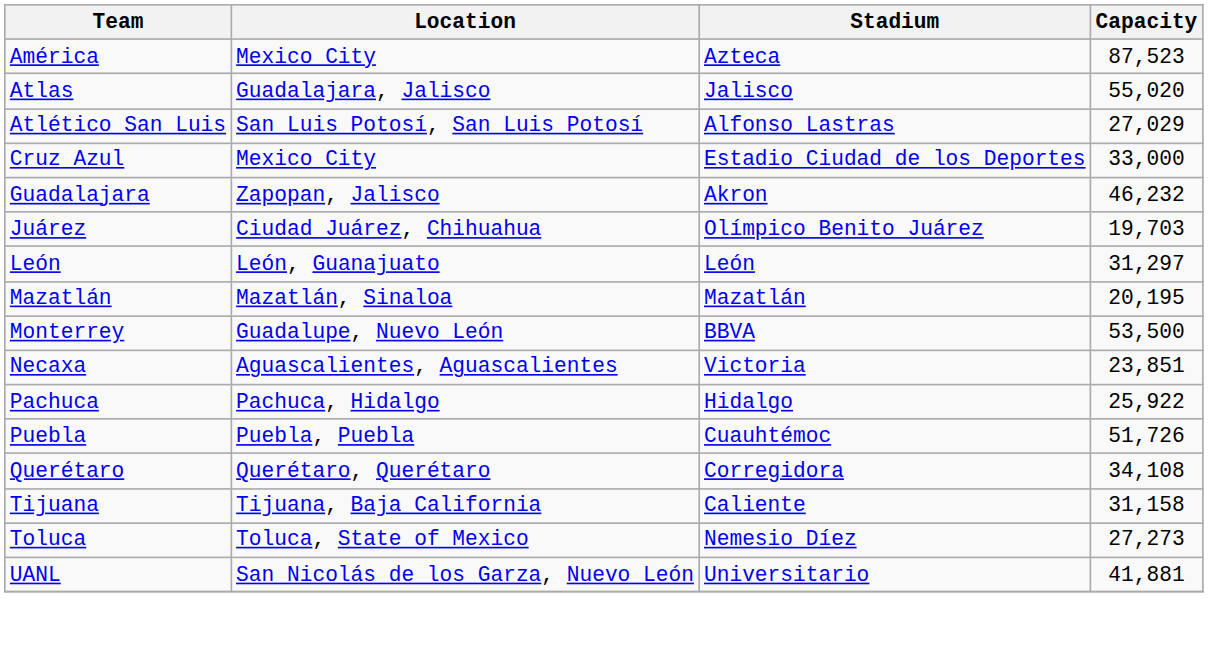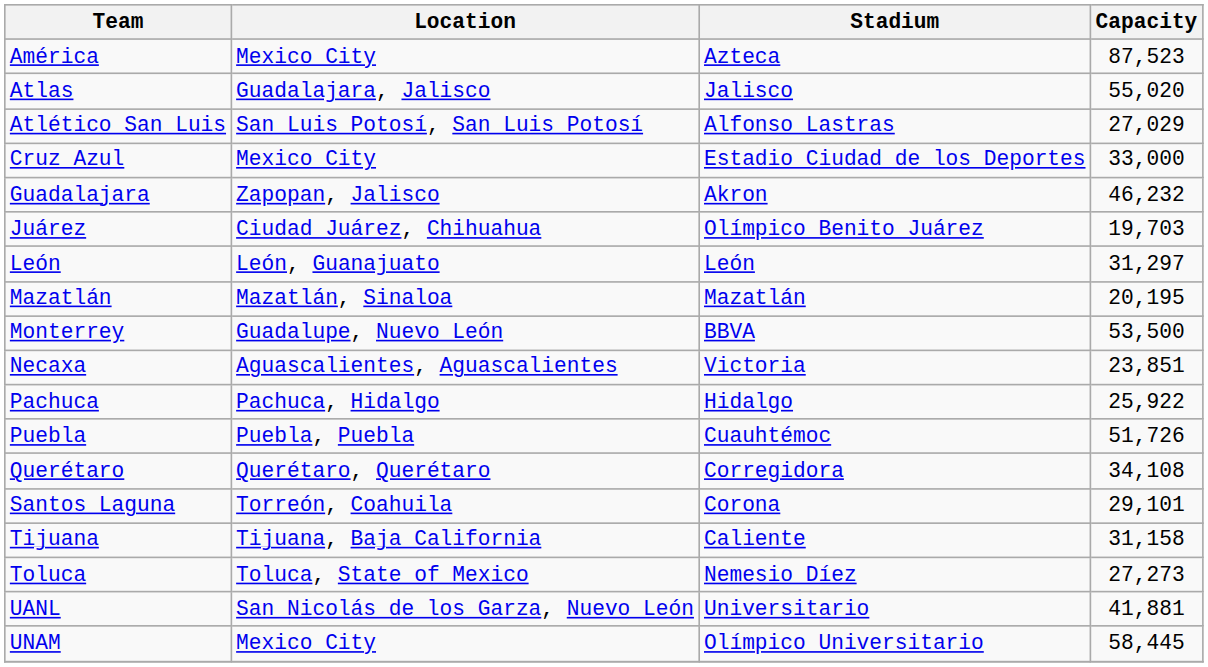+ row: (93, 506)
+ row: (35, 644)
